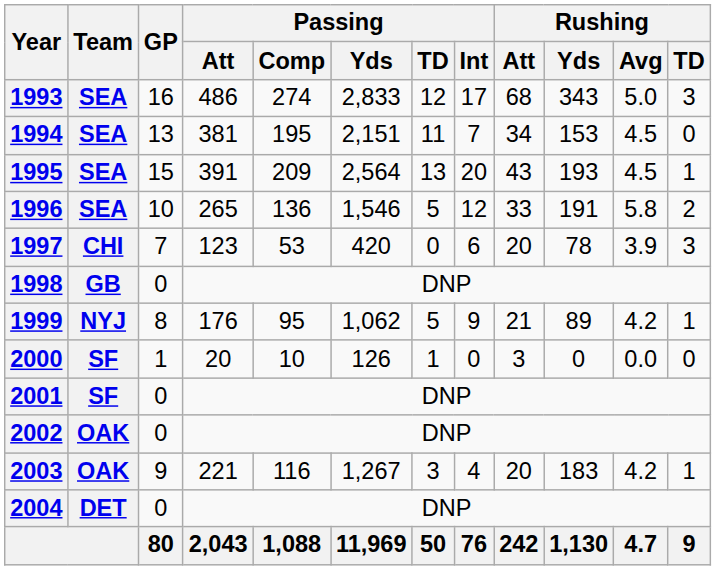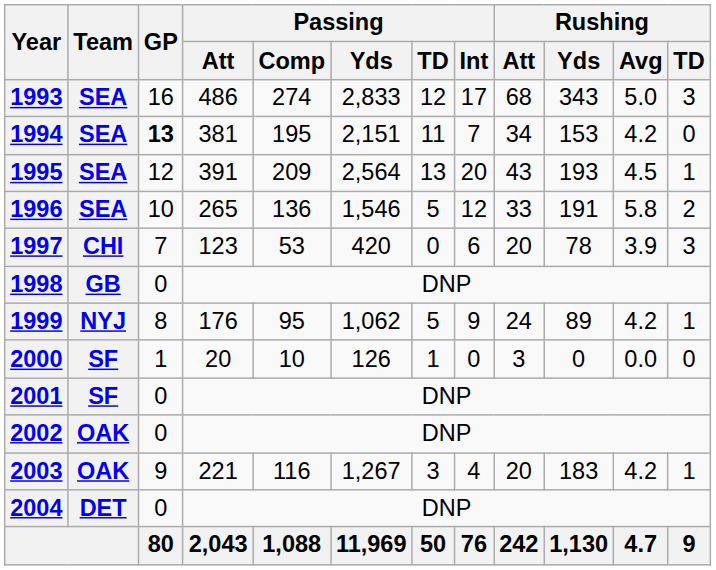(161, 135) normal -> (161, 135) bold
(641, 135) 4.5 -> (641, 135) 4.2
(161, 172) 15 -> (161, 172) 12
(519, 321) 21 -> (519, 321) 24
